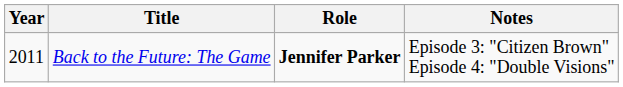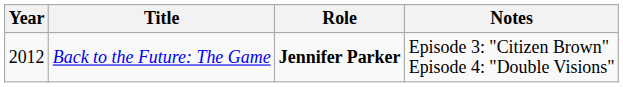(26, 57) 2011 -> (27, 57) 2012
